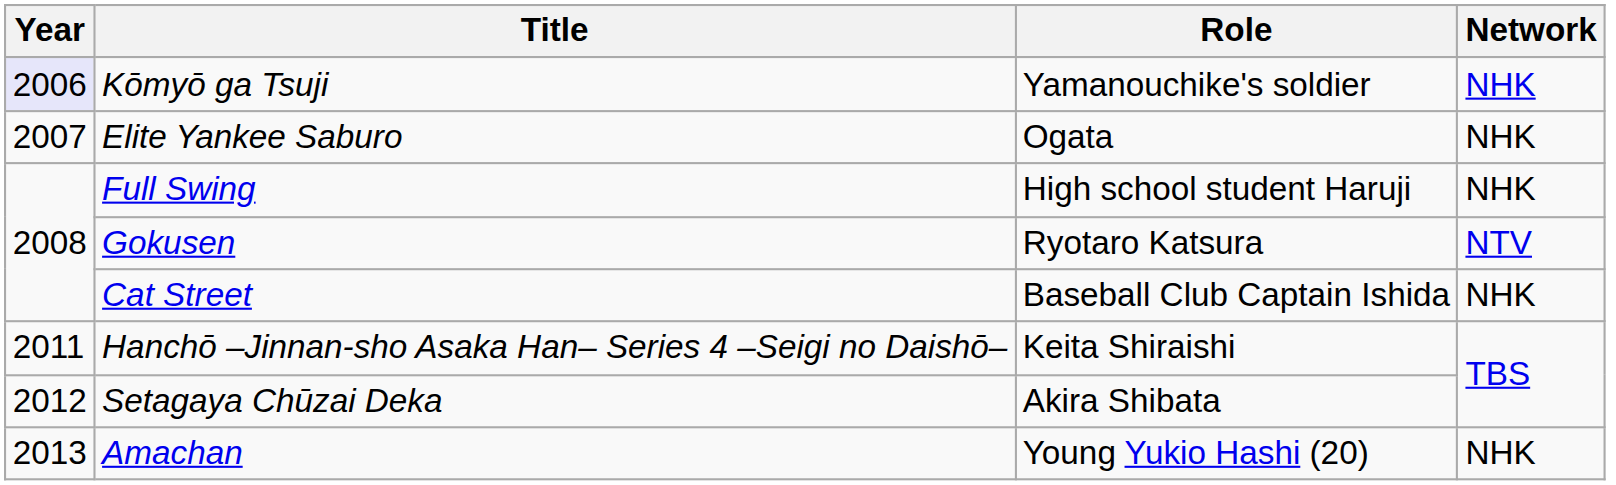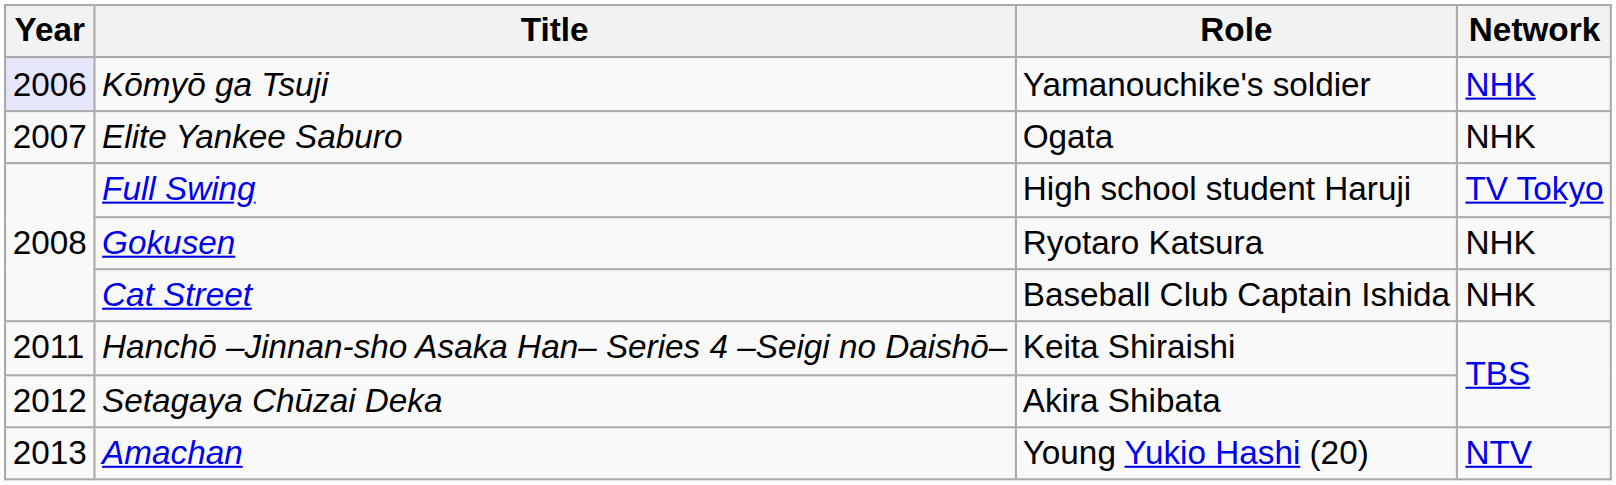(1501, 189) NHK -> (1534, 189) TV Tokyo
(1499, 242) NTV -> (1501, 242) NHK
(1501, 453) NHK -> (1499, 453) NTV
